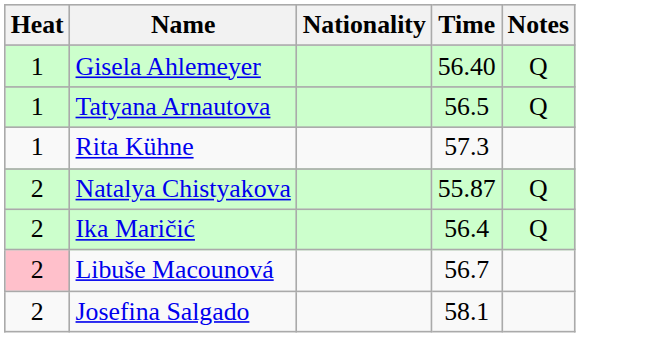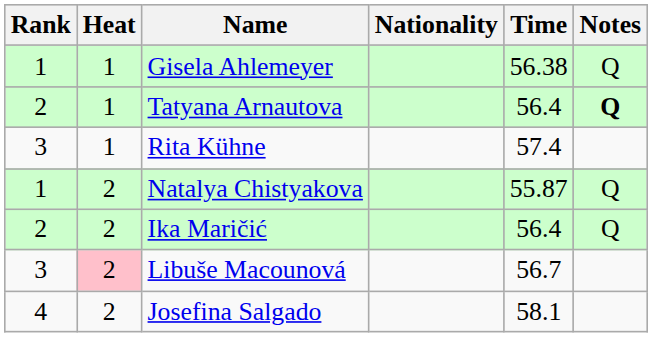+ column: (41, 24)
(467, 65) 56.40 -> (539, 65) 56.38
(467, 106) 56.5 -> (539, 106) 56.4
(538, 106) normal -> (610, 106) bold
(467, 147) 57.3 -> (539, 147) 57.4
